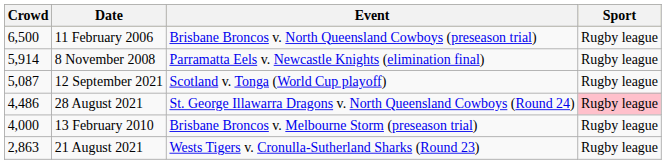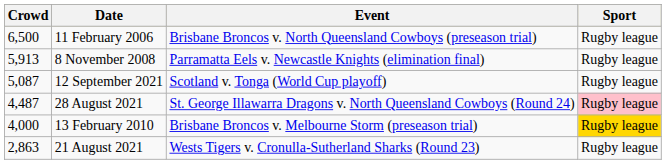(23, 59) 5,914 -> (23, 59) 5,913
(23, 103) 4,486 -> (23, 103) 4,487
(620, 125) no background -> (620, 125) gold background
